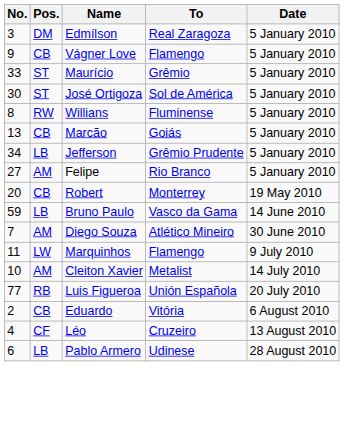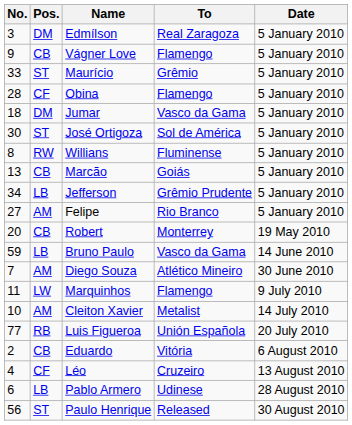+ row: (82, 93)
+ row: (83, 113)
+ row: (108, 410)
